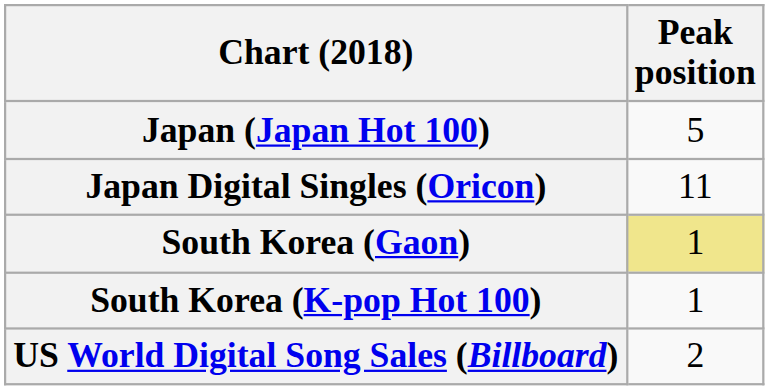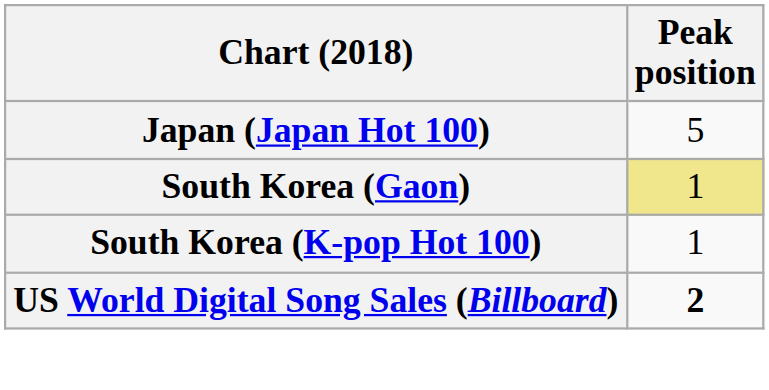- row: (316, 186)
(695, 355) normal -> (695, 299) bold
